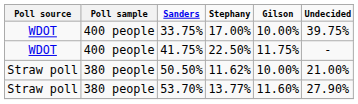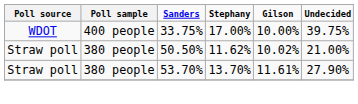- row: (182, 50)
(278, 70) 10.00% -> (278, 50) 10.02%
(230, 89) 13.77% -> (230, 70) 13.70%
(278, 89) 11.60% -> (278, 70) 11.61%
